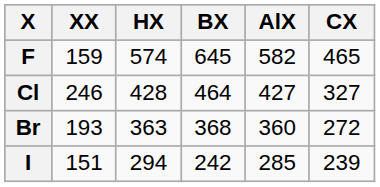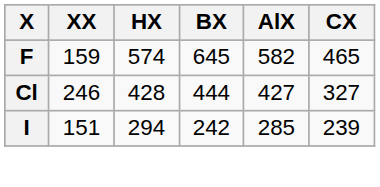(213, 92) 464 -> (211, 92) 444
- row: (28, 127)
